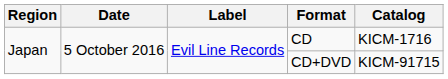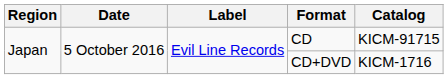(395, 39) KICM-1716 -> (399, 39) KICM-91715
(399, 62) KICM-91715 -> (395, 62) KICM-1716
